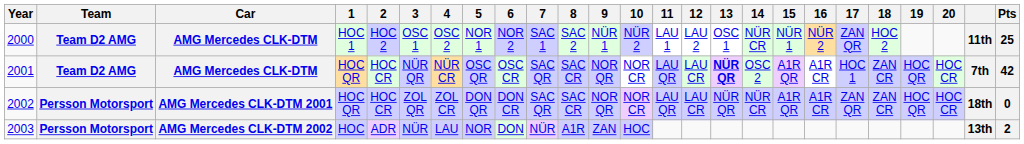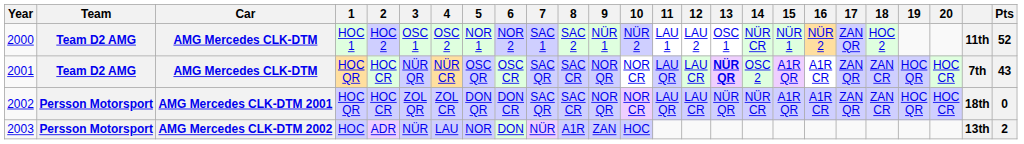(1007, 40) 25 -> (1005, 40) 52
(852, 72) HOC 1 -> (851, 72) ZAN QR
(1007, 72) 42 -> (1005, 72) 43
